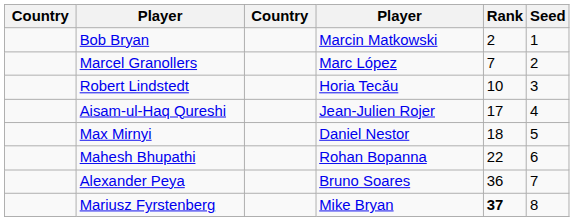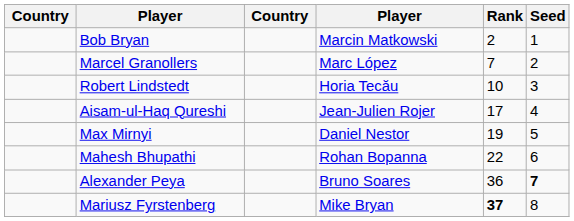(495, 134) 18 -> (495, 134) 19
(534, 181) normal -> (534, 181) bold
